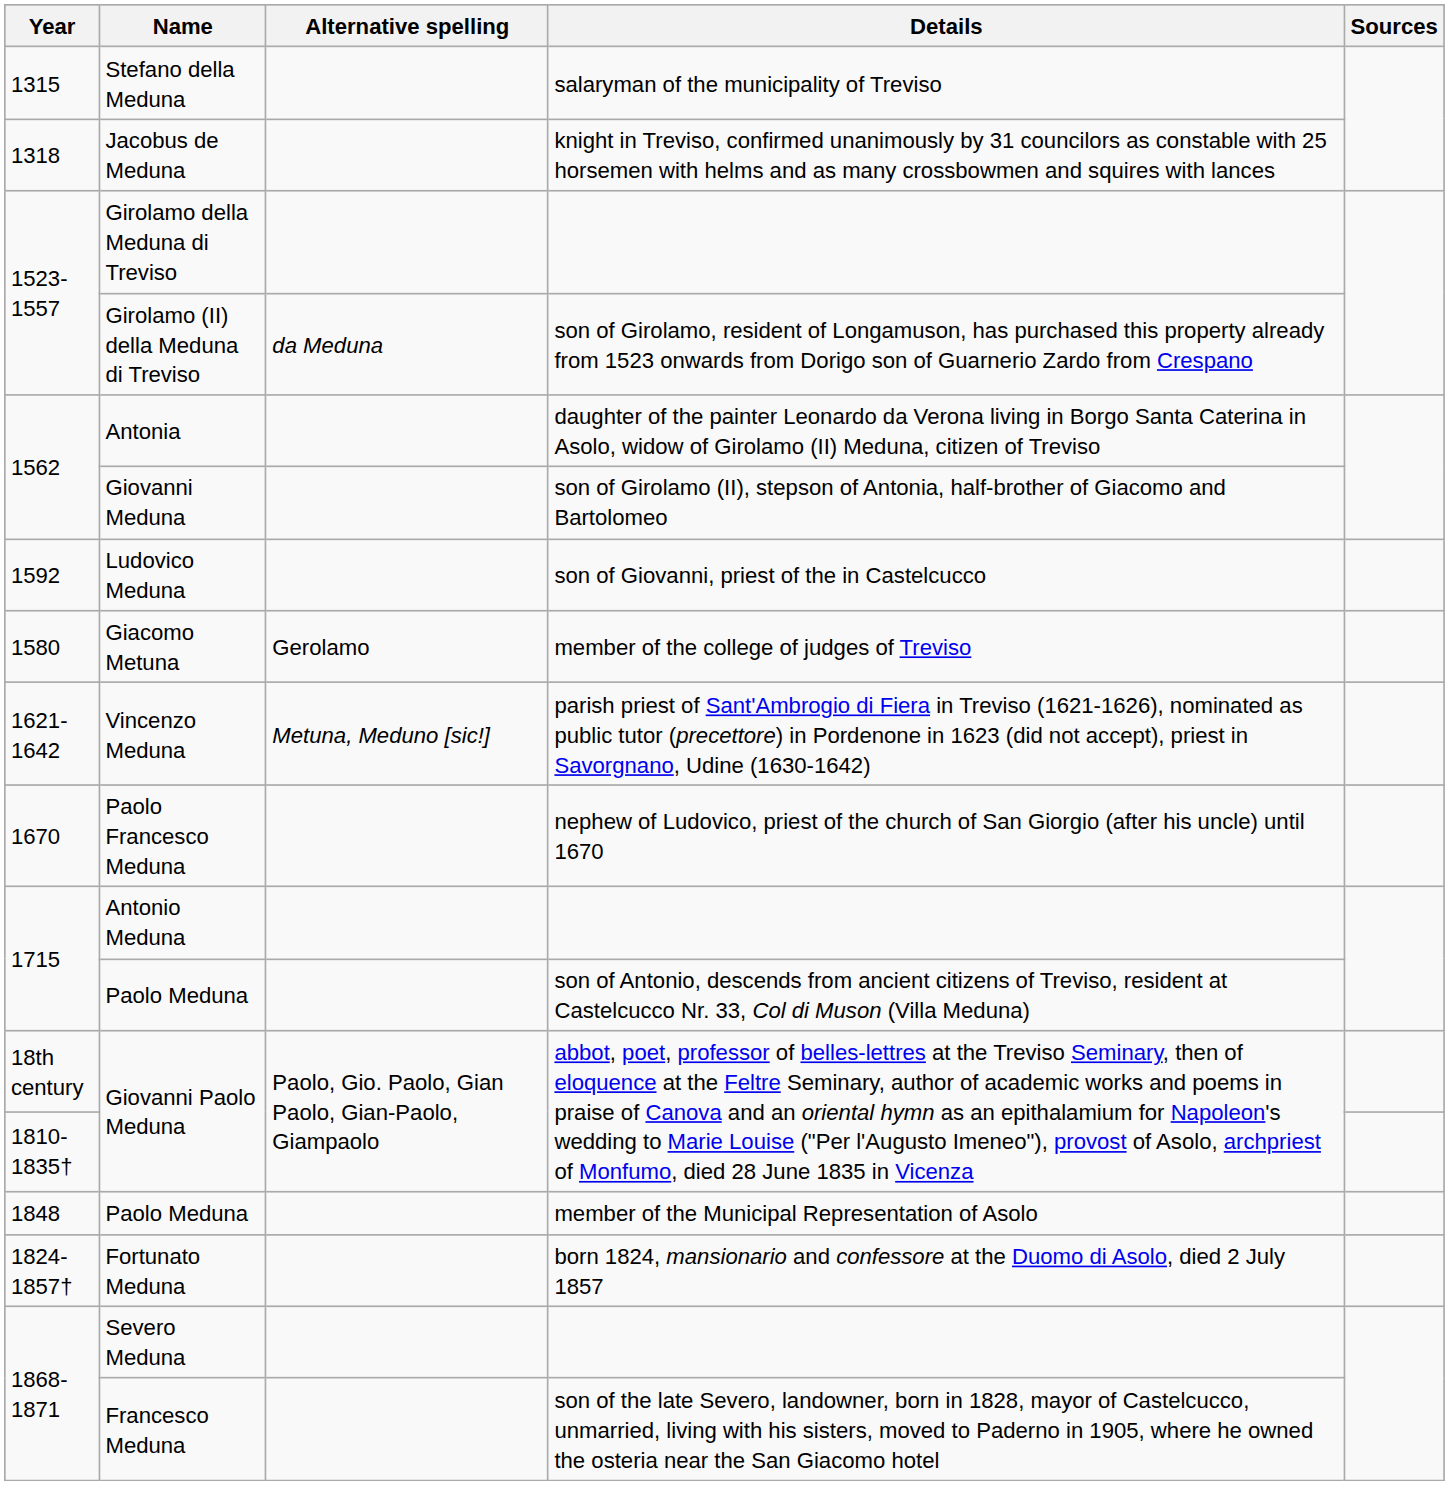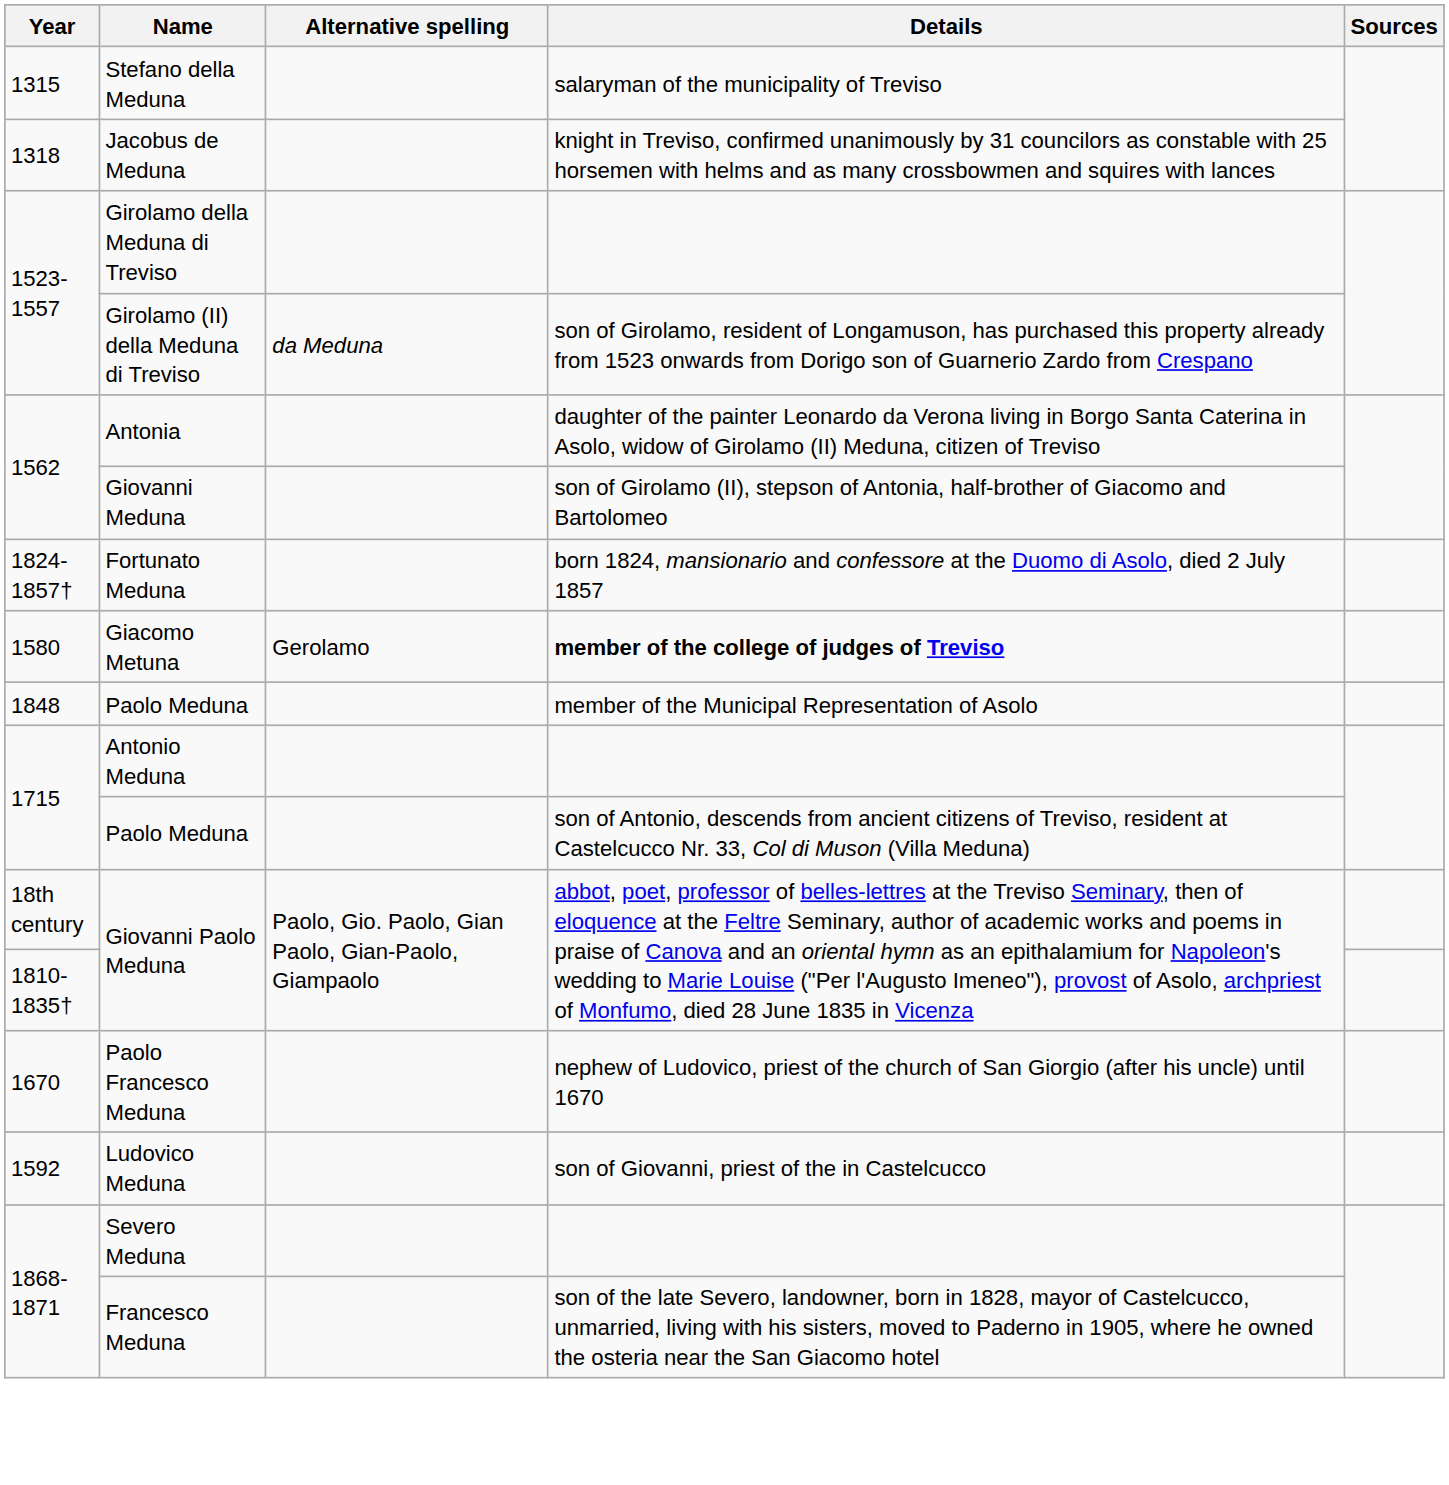rows swapped: (36, 576) <-> (42, 1271)
(763, 648) normal -> (779, 646) bold
- row: (39, 735)
rows swapped: (36, 836) <-> (36, 1214)
